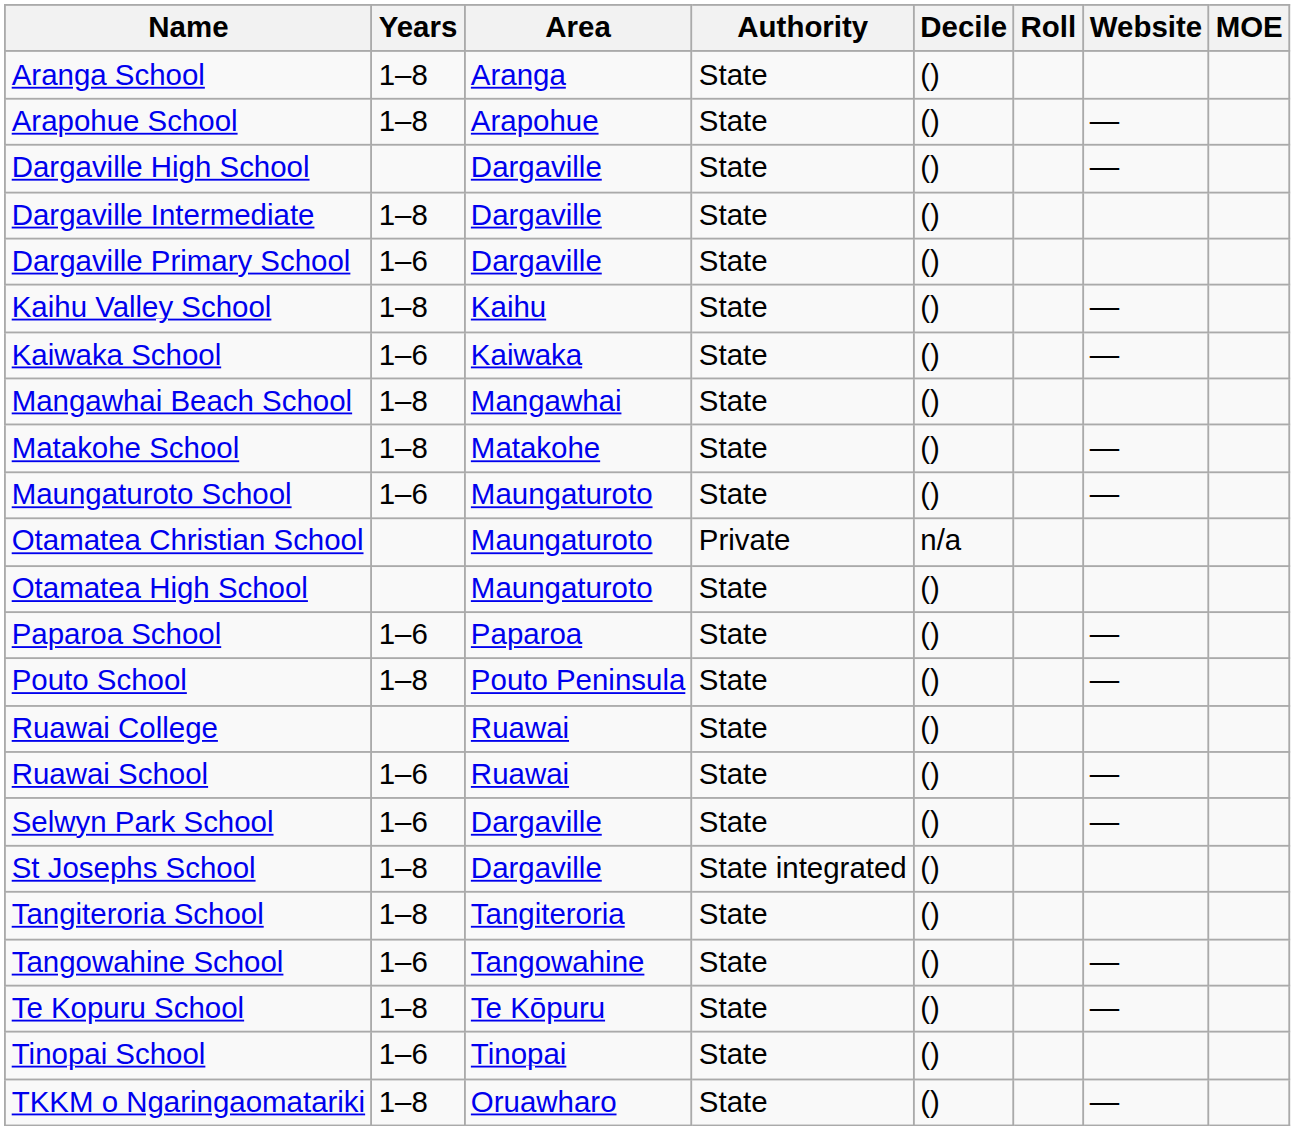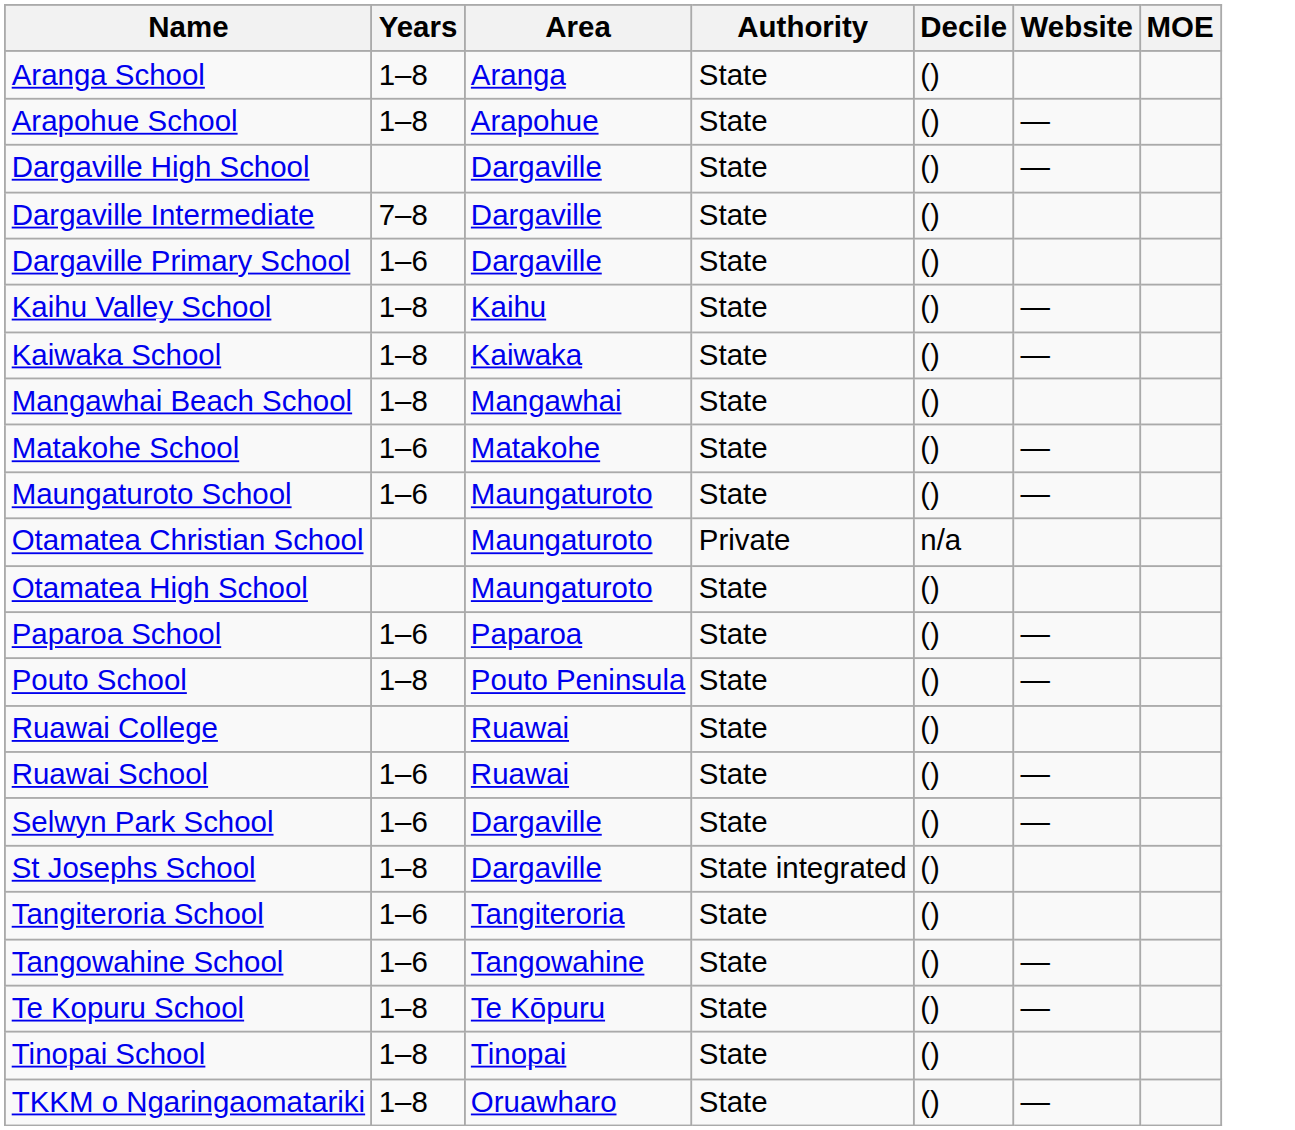- column: (1048, 27)
(403, 214) 1–8 -> (403, 214) 7–8
(403, 354) 1–6 -> (403, 354) 1–8
(403, 448) 1–8 -> (403, 448) 1–6
(403, 914) 1–8 -> (403, 914) 1–6
(403, 1055) 1–6 -> (403, 1055) 1–8
